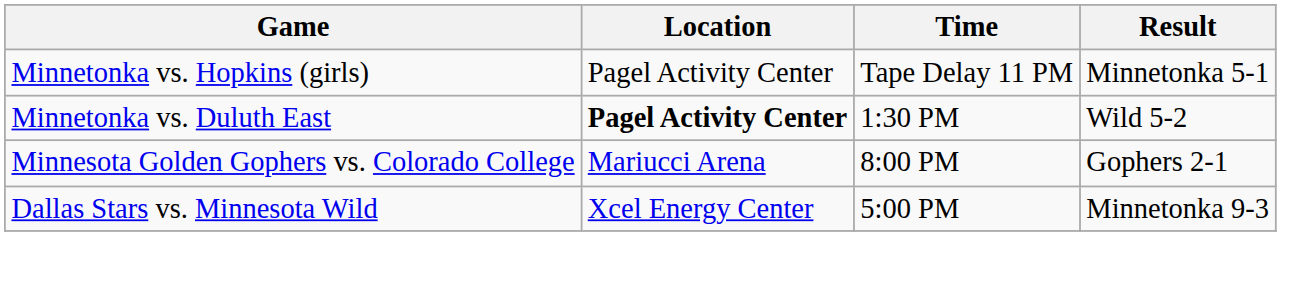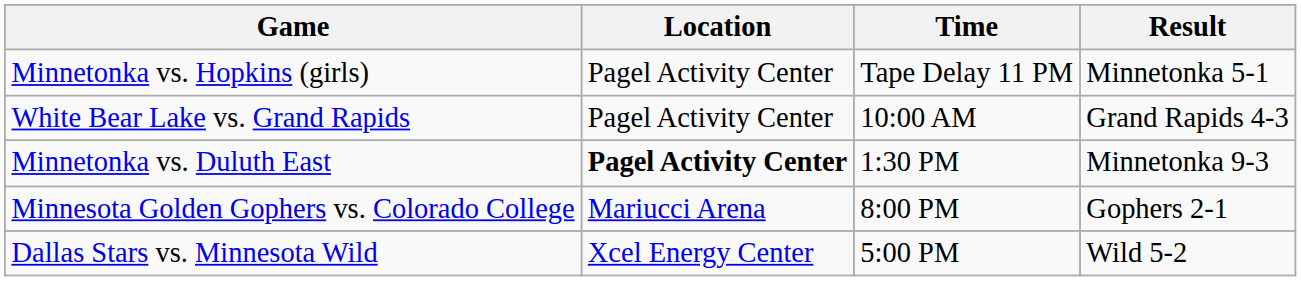+ row: (211, 117)
(1137, 117) Wild 5-2 -> (1178, 162) Minnetonka 9-3
(1178, 207) Minnetonka 9-3 -> (1137, 252) Wild 5-2
